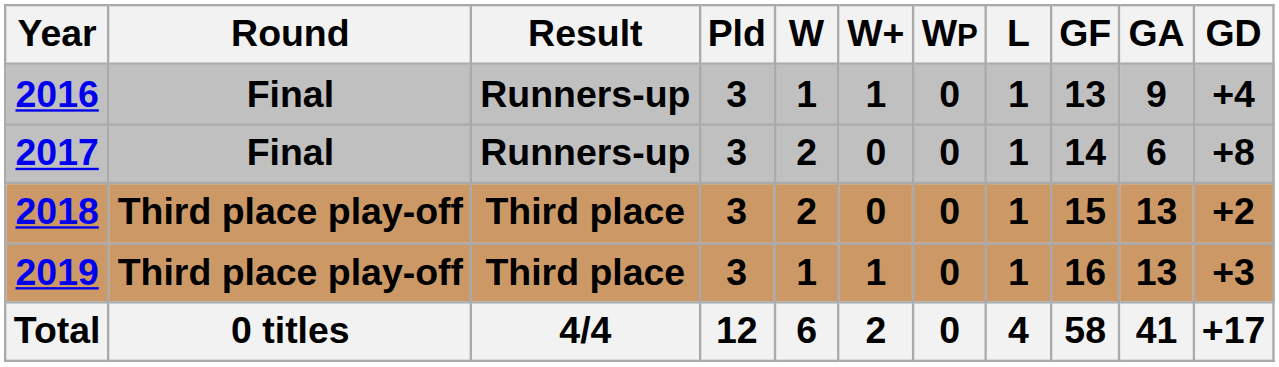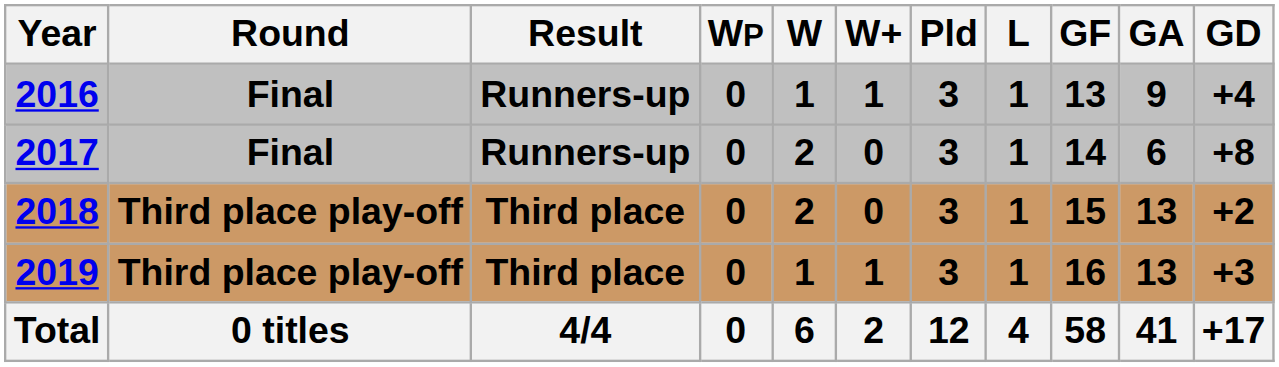columns swapped: (737, 34) <-> (950, 34)
